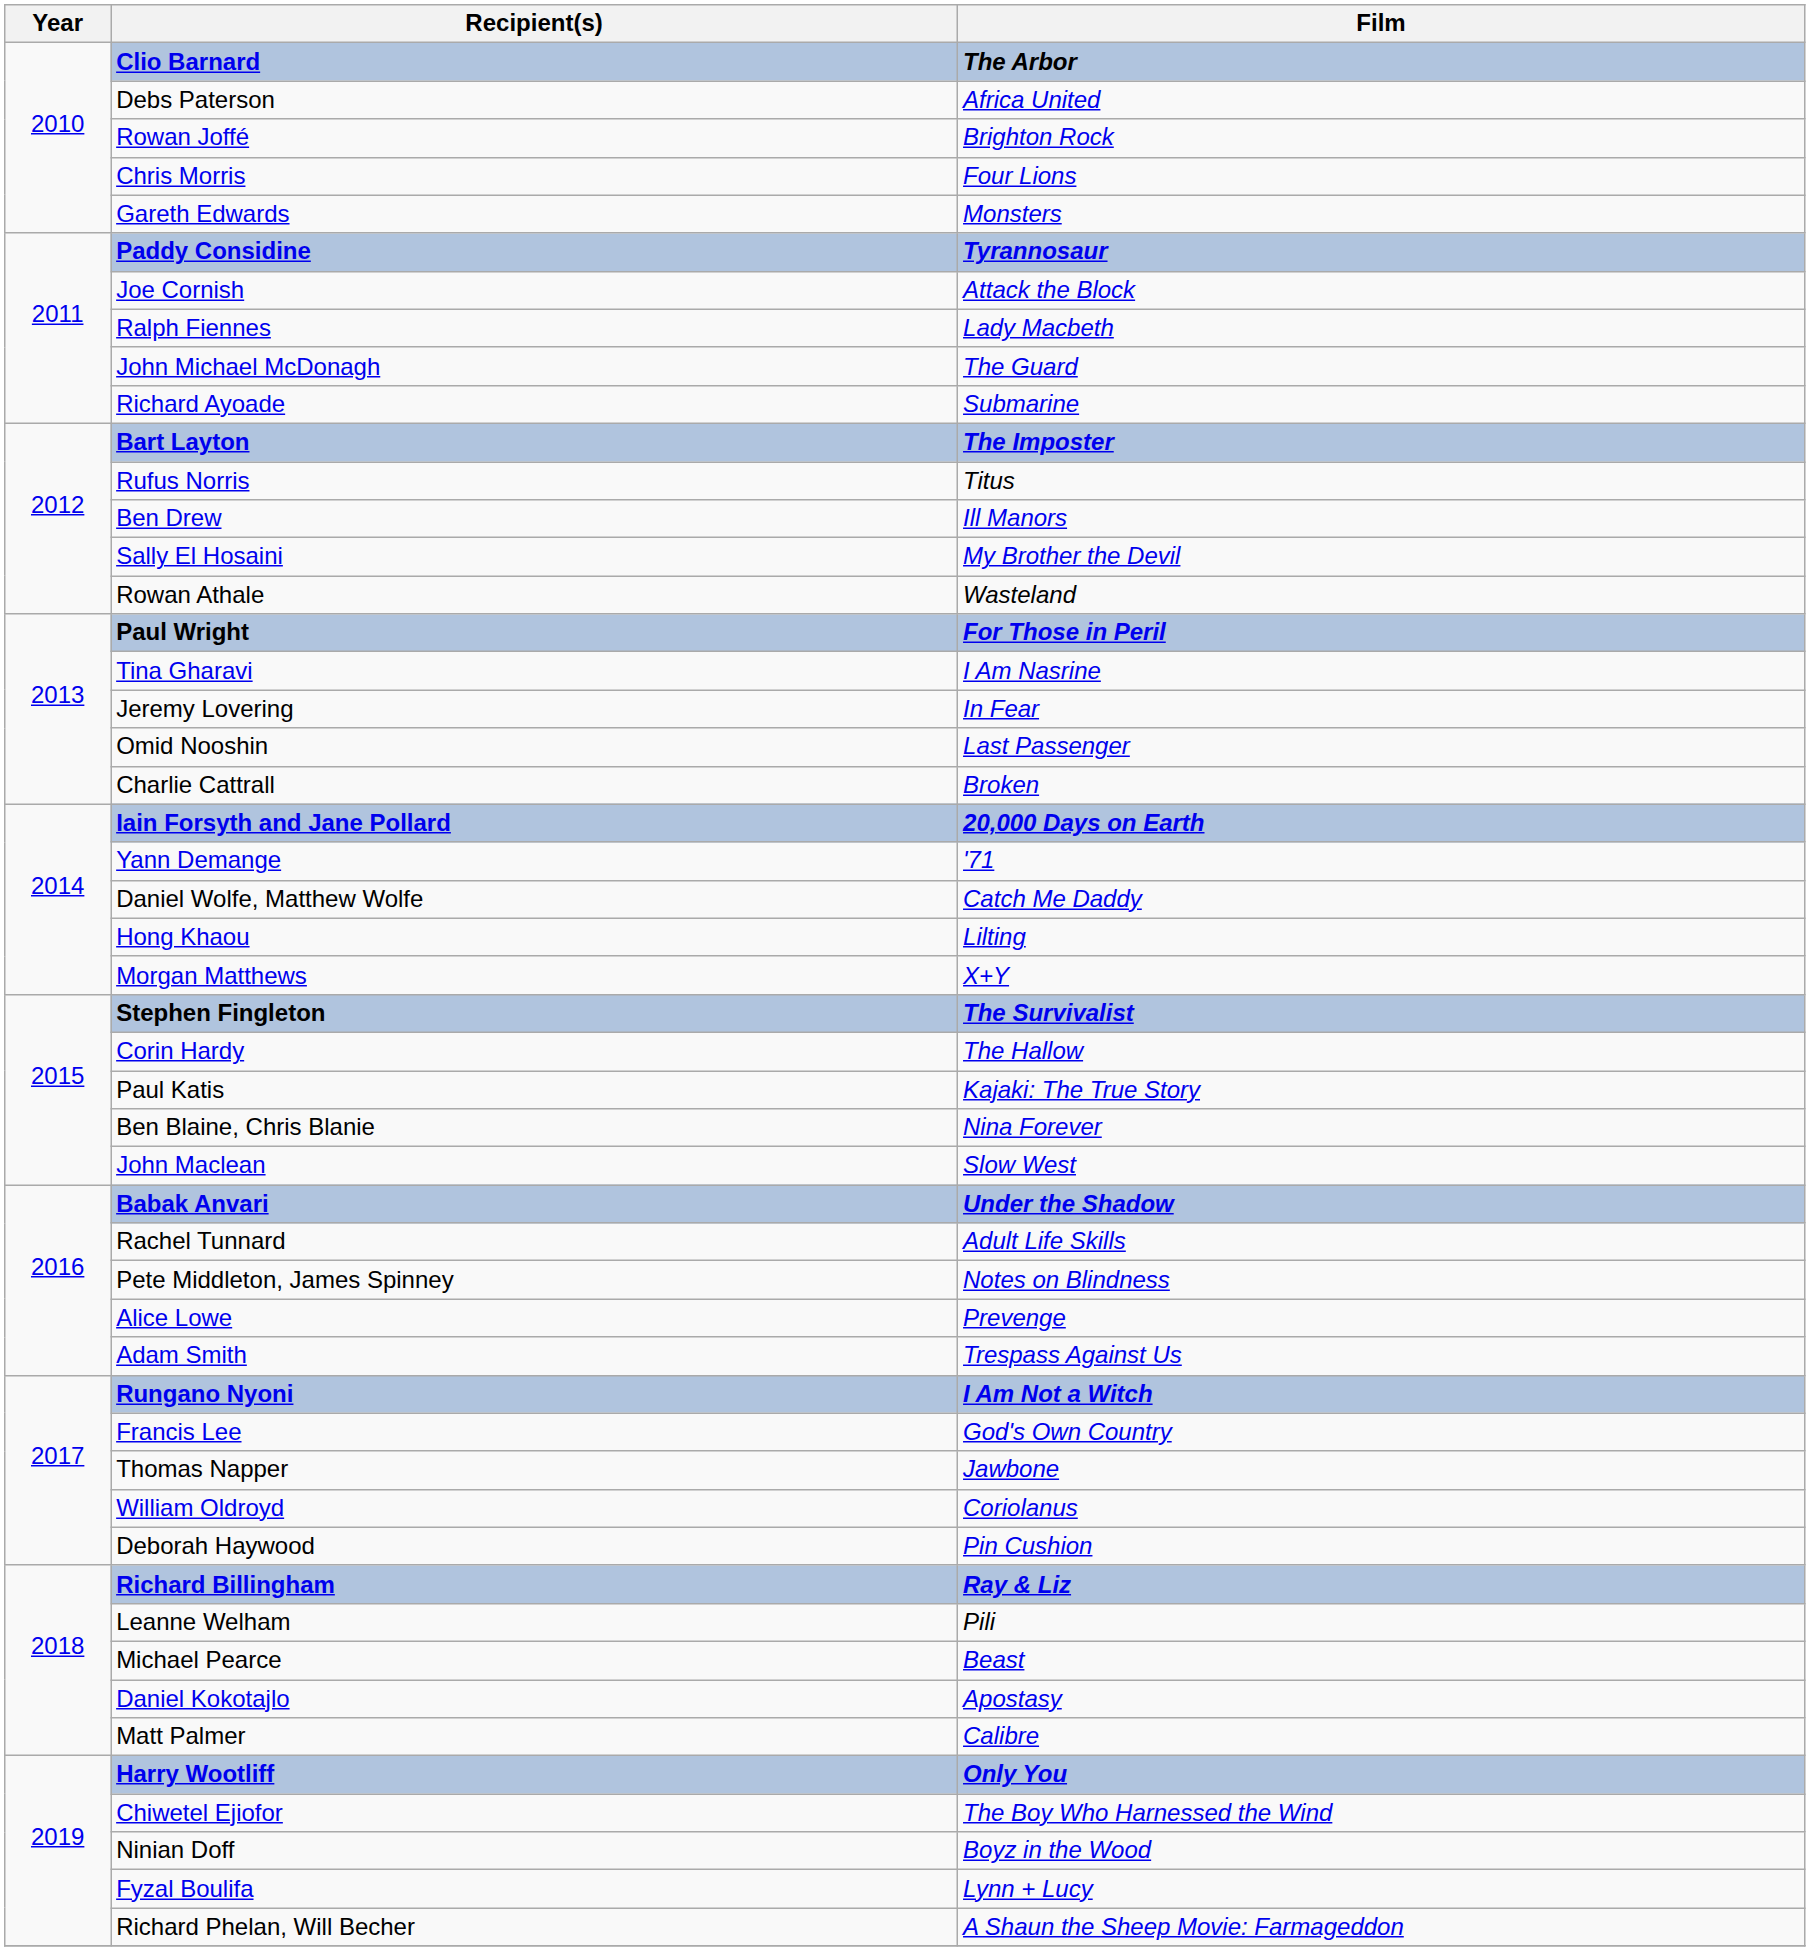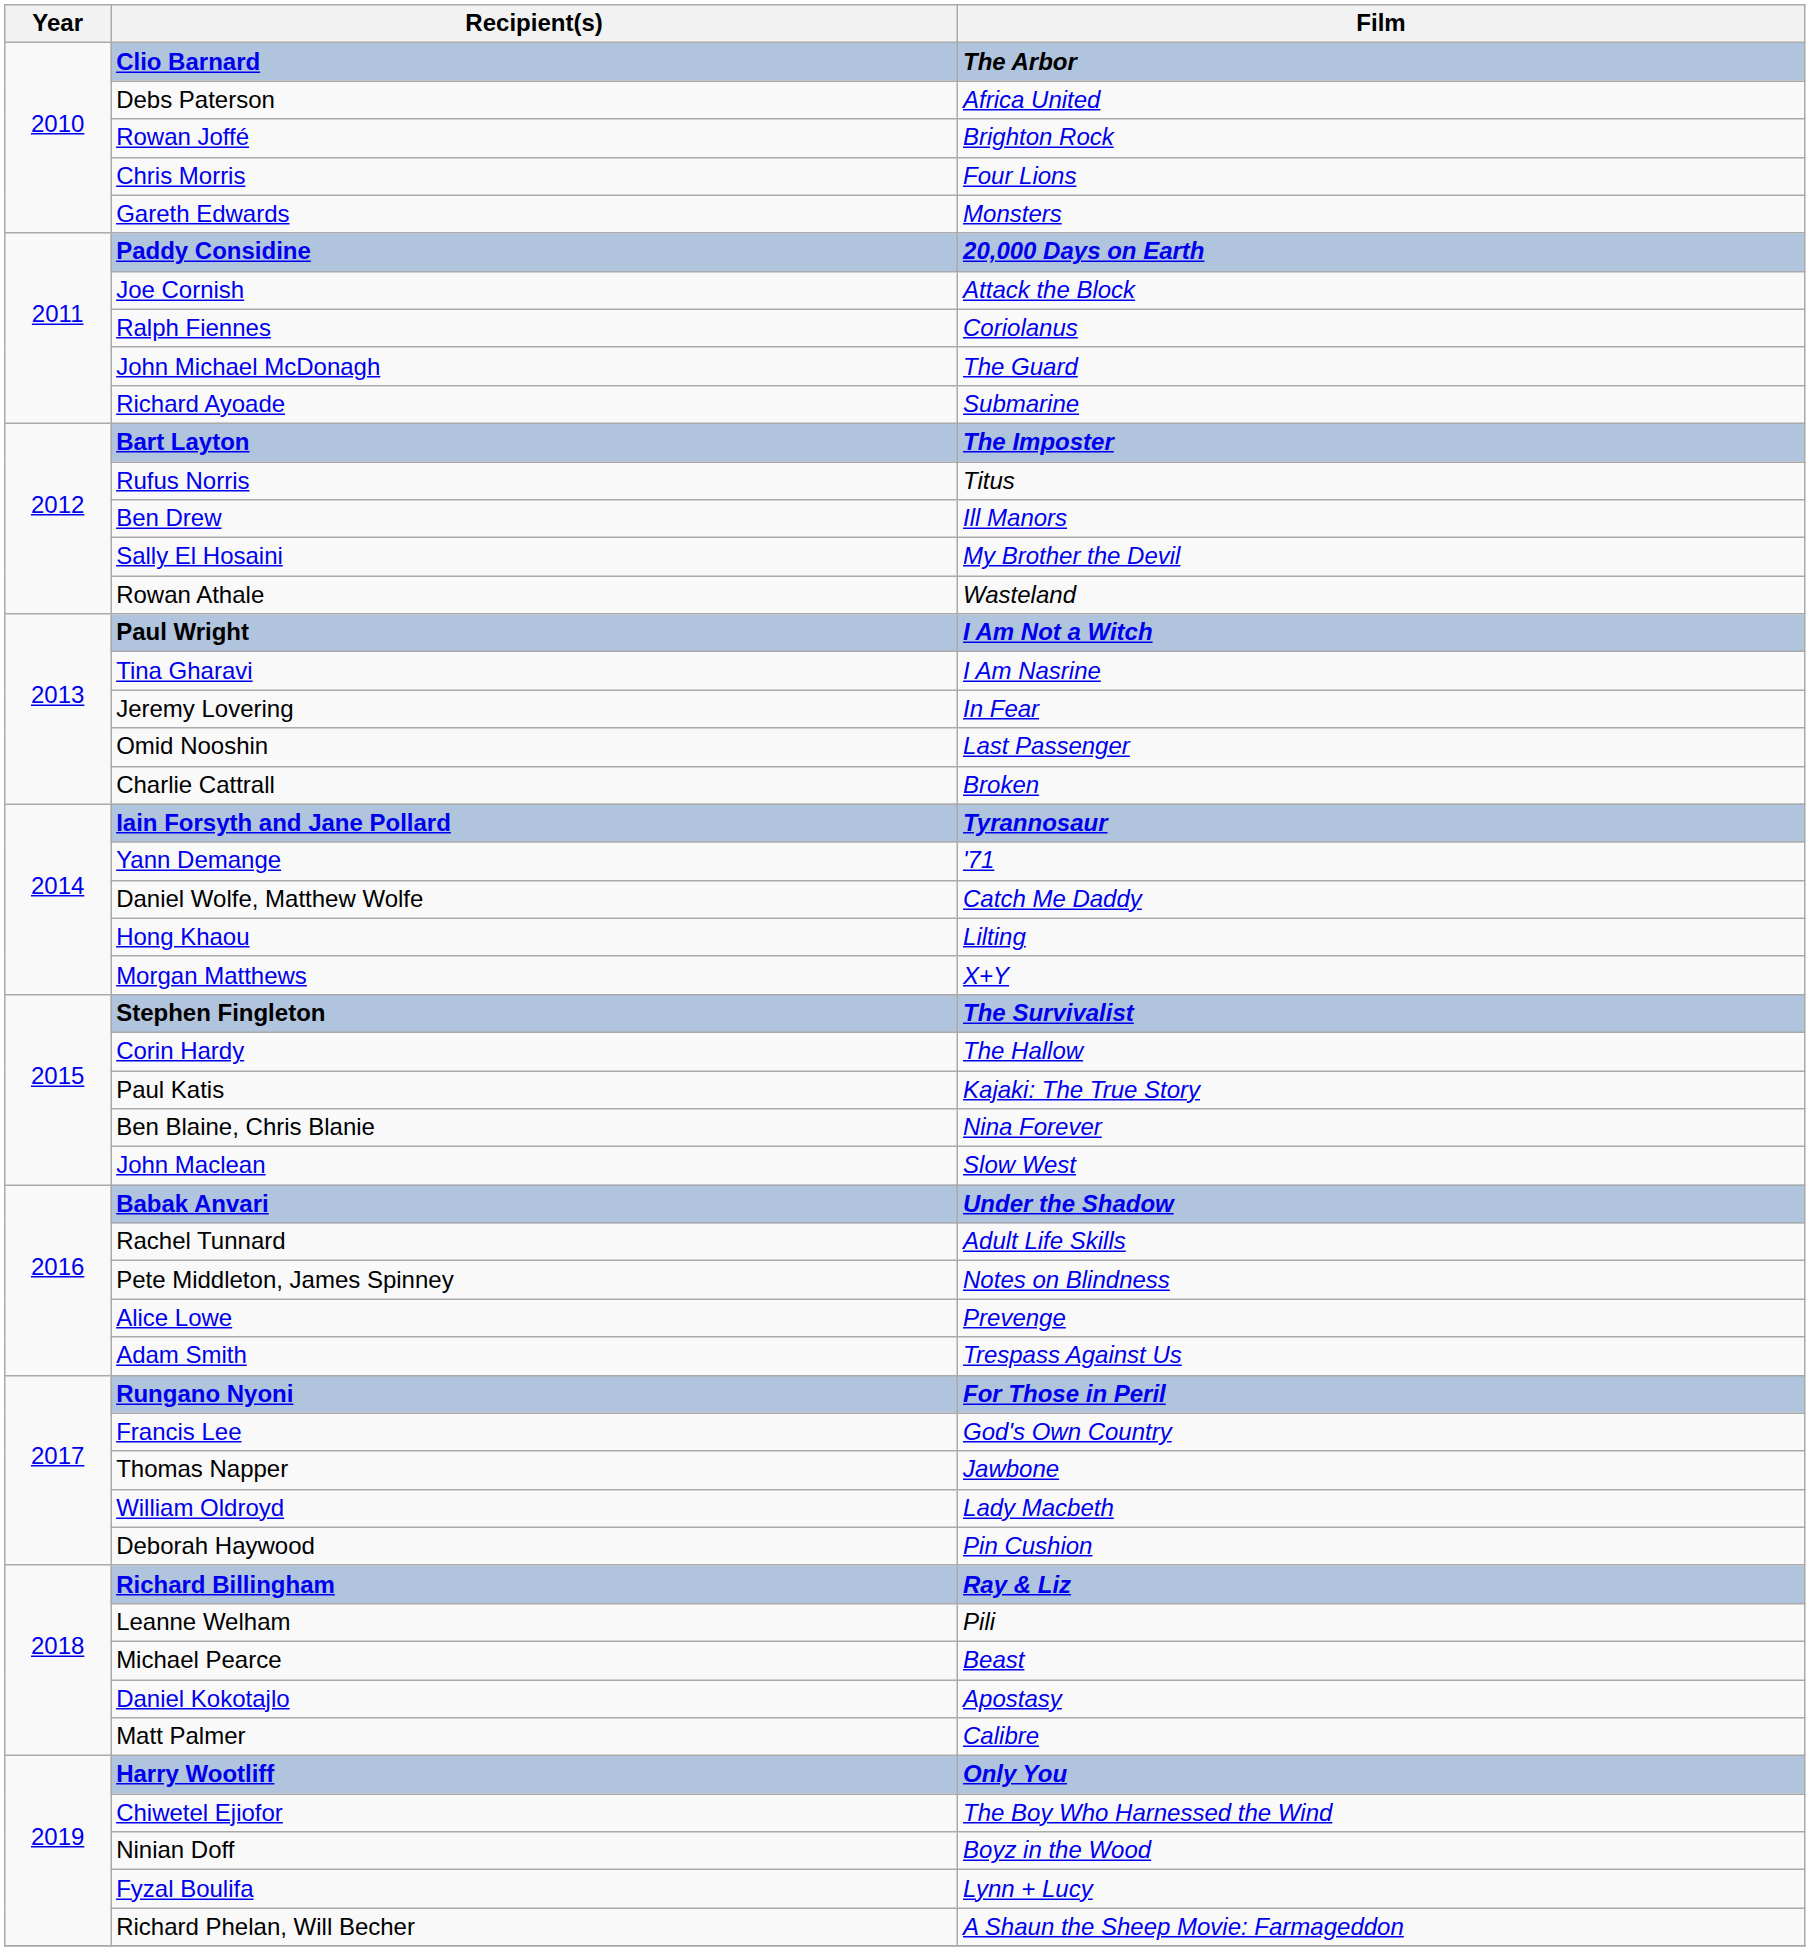(1035, 251) Tyrannosaur -> (1084, 251) 20,000 Days on Earth
(1038, 328) Lady Macbeth -> (1020, 328) Coriolanus
(1064, 632) For Those in Peril -> (1058, 632) I Am Not a Witch
(1084, 822) 20,000 Days on Earth -> (1035, 822) Tyrannosaur
(1058, 1393) I Am Not a Witch -> (1064, 1393) For Those in Peril
(1020, 1507) Coriolanus -> (1038, 1507) Lady Macbeth
